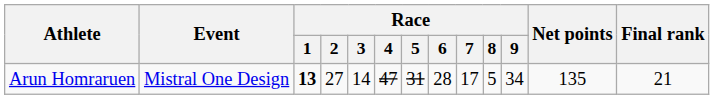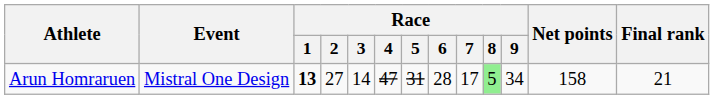(492, 79) no background -> (492, 79) lightgreen background
(572, 79) 135 -> (572, 79) 158
